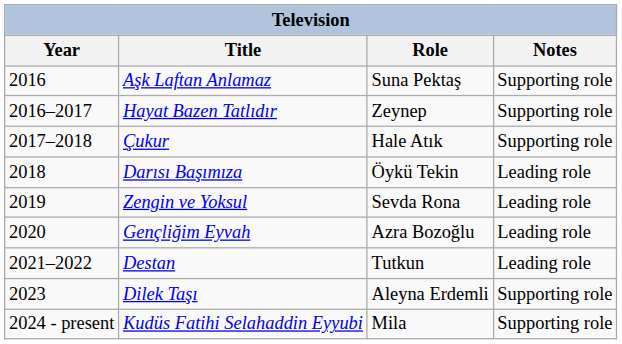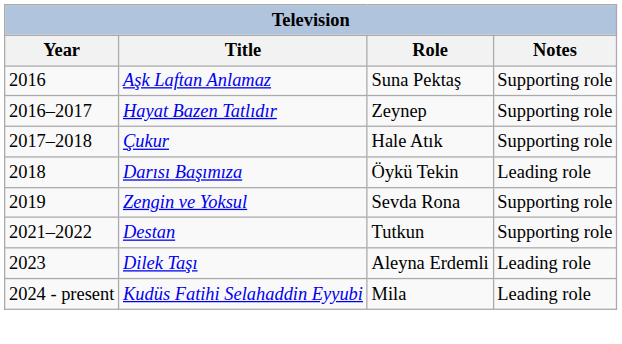(544, 202) Leading role -> (555, 202) Supporting role
- row: (187, 232)
(544, 263) Leading role -> (555, 232) Supporting role
(555, 293) Supporting role -> (544, 263) Leading role
(555, 324) Supporting role -> (544, 293) Leading role
